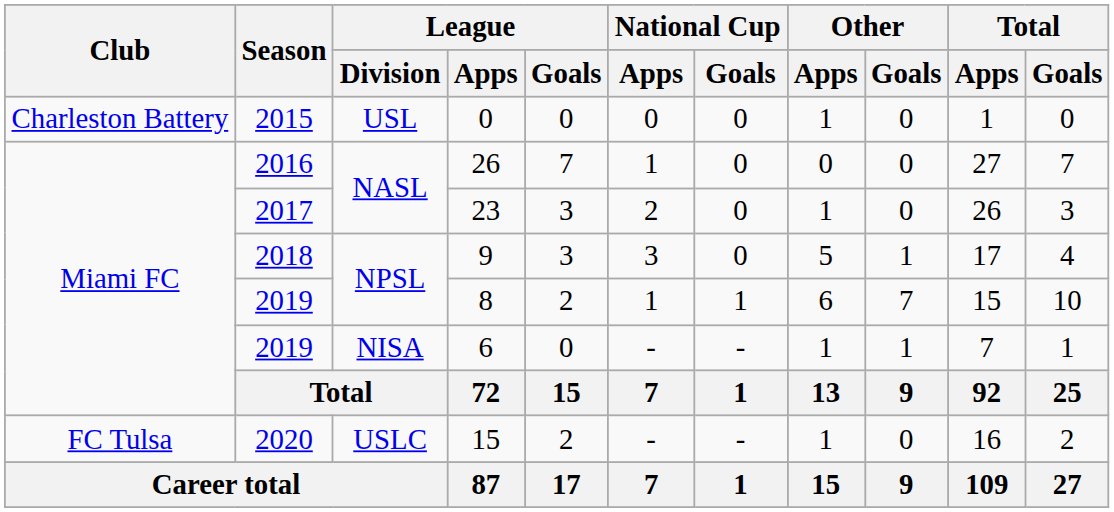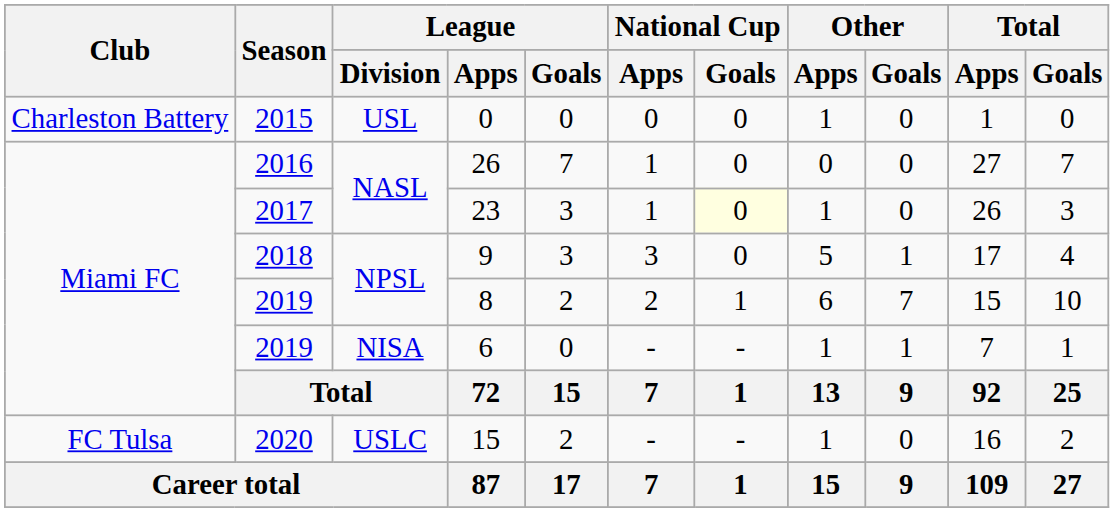(651, 210) 2 -> (651, 210) 1
(741, 210) no background -> (741, 210) lightyellow background
(651, 301) 1 -> (651, 301) 2
